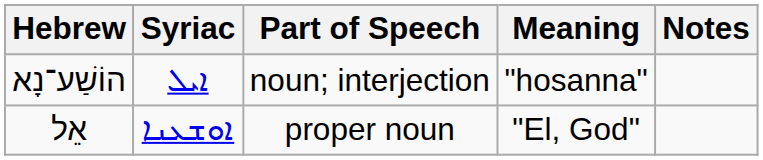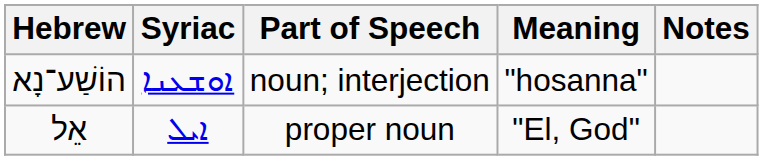(188, 79) ܐܝܠ -> (188, 79) ܐܘܫܥܢܐ
(188, 129) ܐܘܫܥܢܐ -> (188, 129) ܐܝܠ
